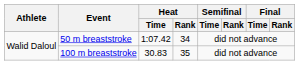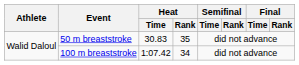(156, 39) 1:07.42 -> (156, 39) 30.83
(185, 39) 34 -> (185, 39) 35
(156, 53) 30.83 -> (156, 53) 1:07.42
(185, 53) 35 -> (185, 53) 34
